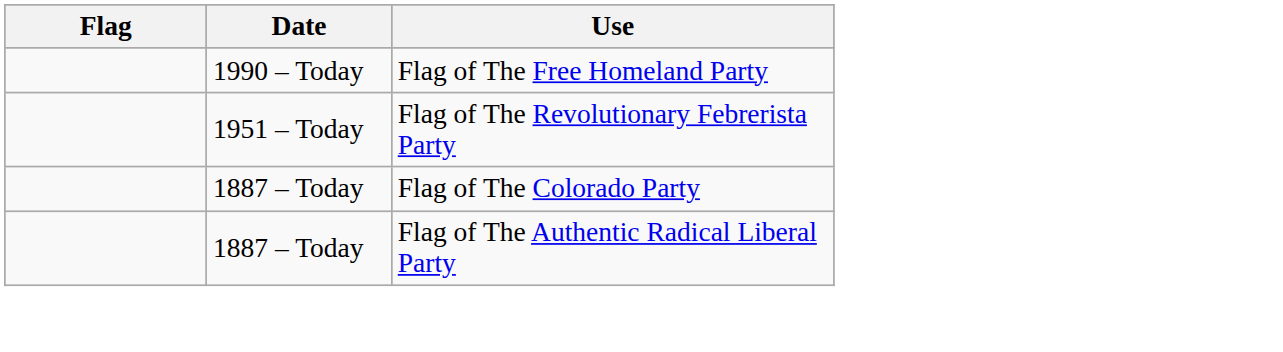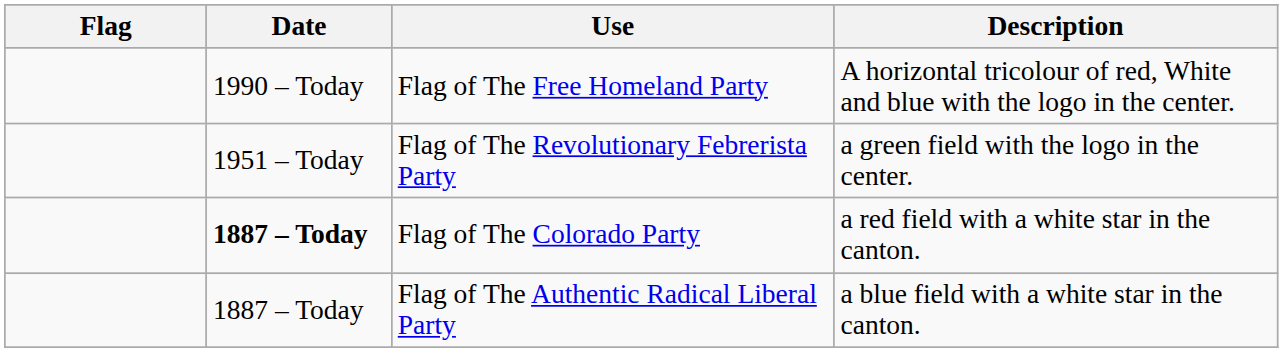+ column: (1055, 26)
(288, 188) normal -> (290, 234) bold
